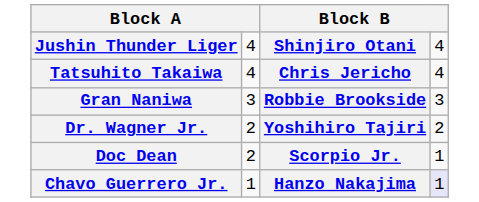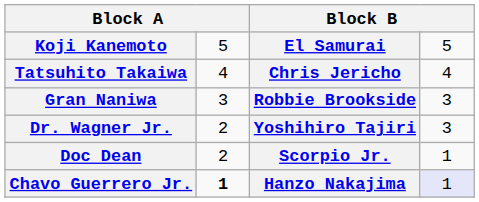+ row: (101, 46)
- row: (136, 46)
(439, 129) 2 -> (447, 129) 3
(251, 184) normal -> (223, 184) bold
